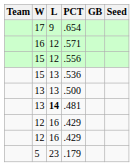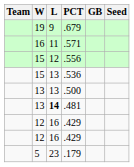+ row: (39, 28)
- row: (39, 28)
(54, 43) 12 -> (54, 43) 11
